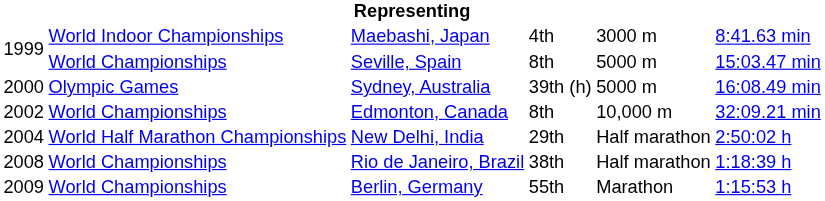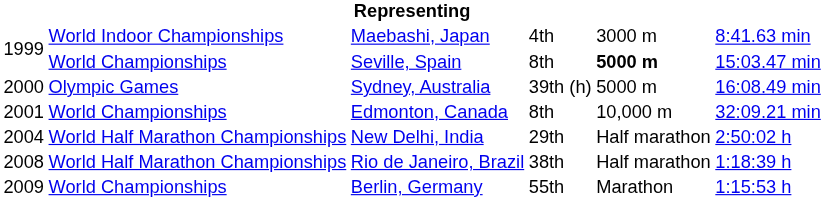(627, 61) normal -> (627, 61) bold
(24, 111) 2002 -> (24, 111) 2001
(138, 162) World Championships -> (197, 162) World Half Marathon Championships
